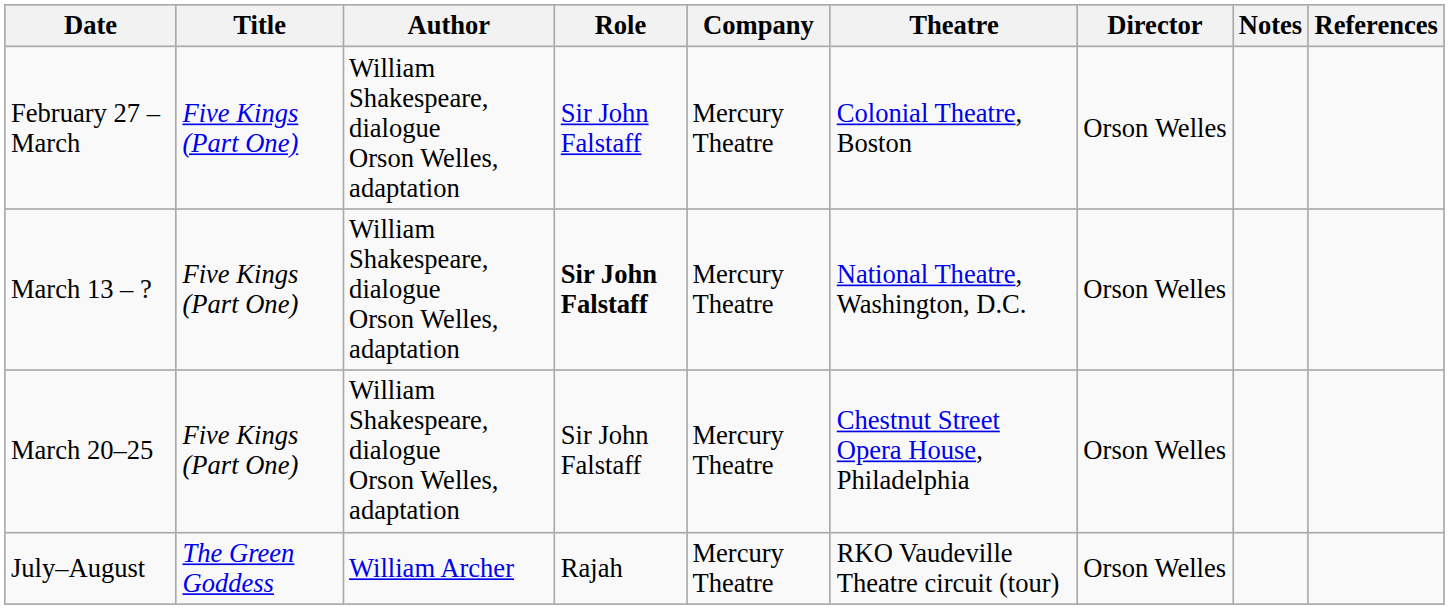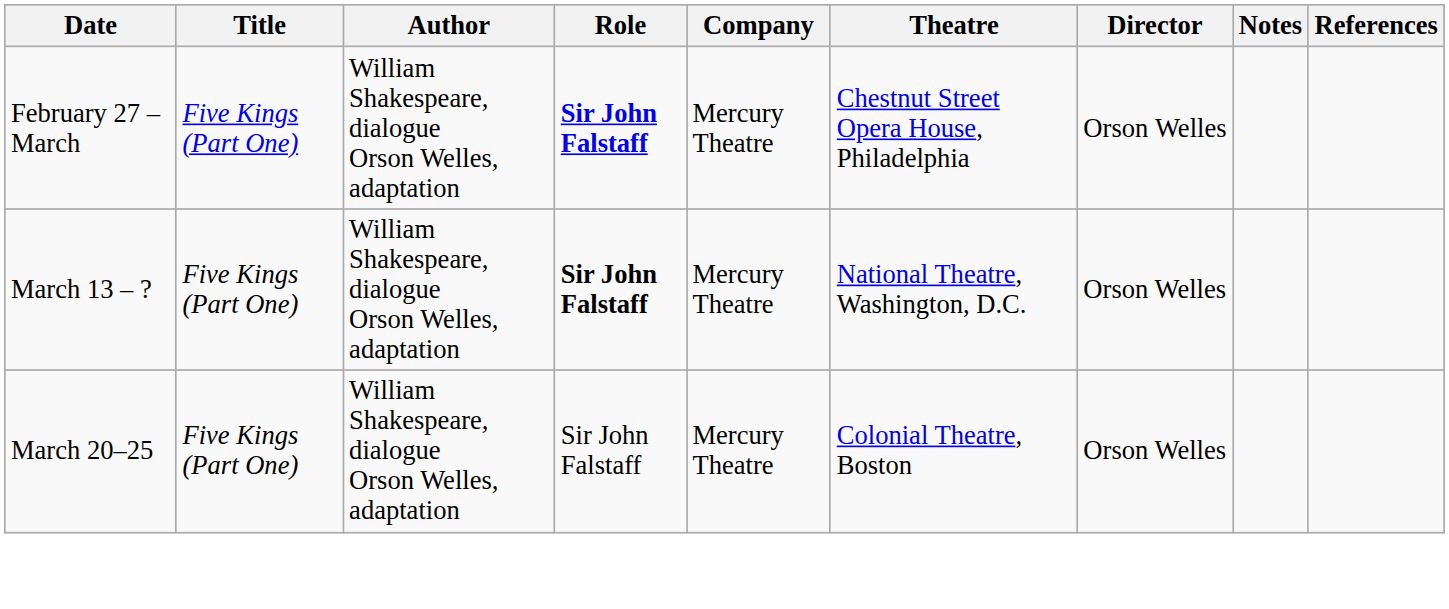(605, 127) normal -> (609, 127) bold
(929, 127) Colonial Theatre, Boston -> (918, 127) Chestnut Street Opera House, Philadelphia
(918, 450) Chestnut Street Opera House, Philadelphia -> (929, 450) Colonial Theatre, Boston
- row: (78, 567)
